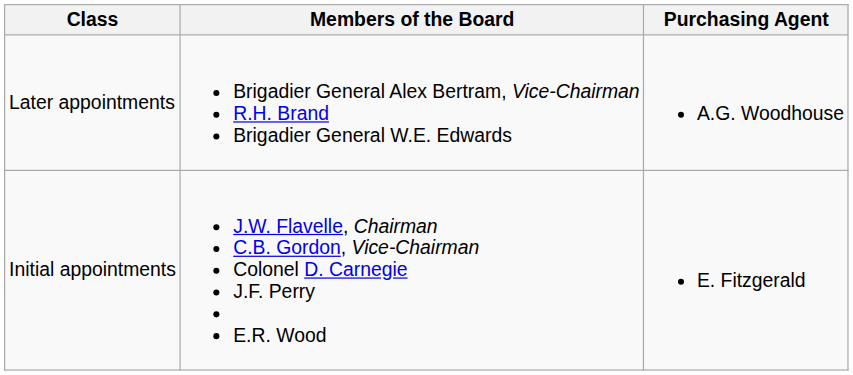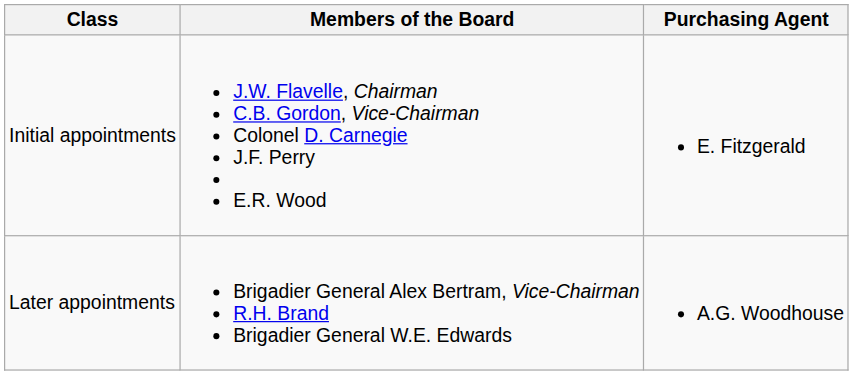rows swapped: (92, 270) <-> (92, 102)
